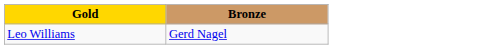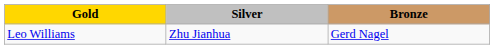+ column: (247, 14)
